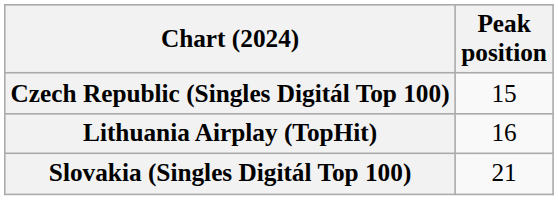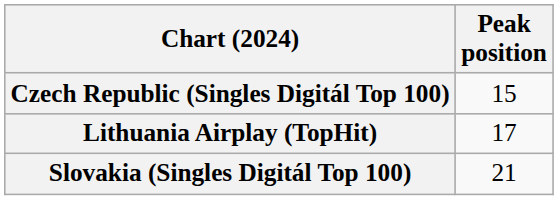(504, 133) 16 -> (504, 133) 17
